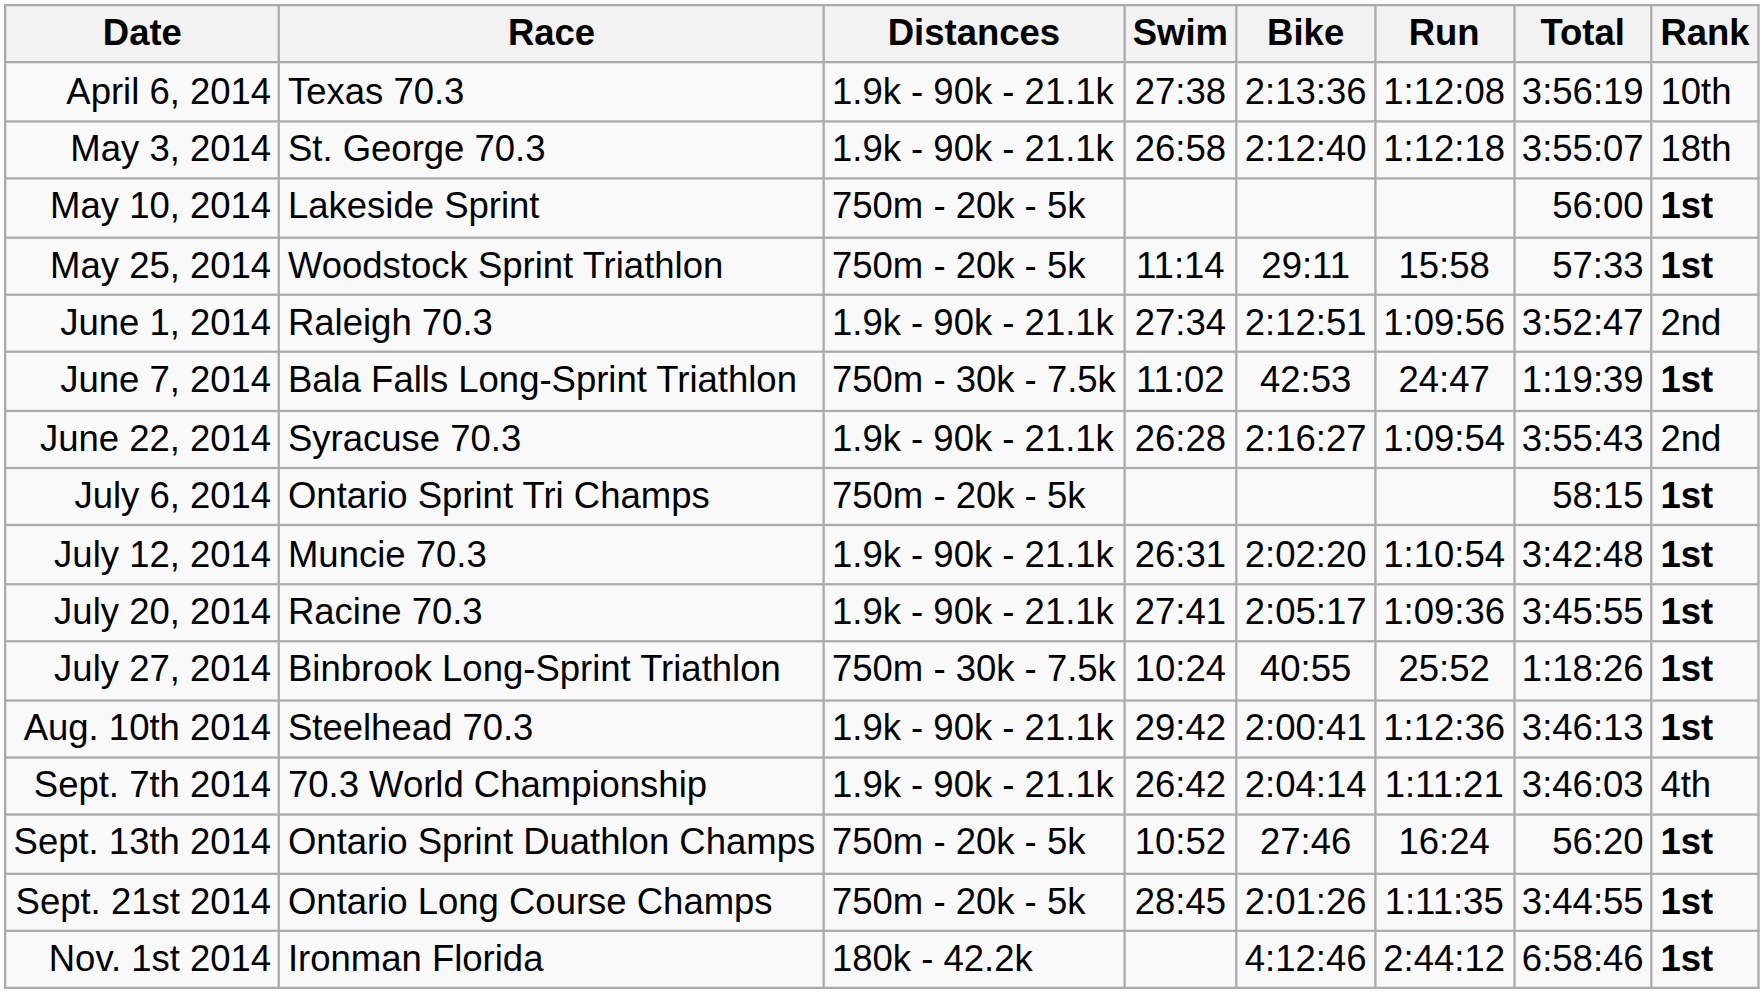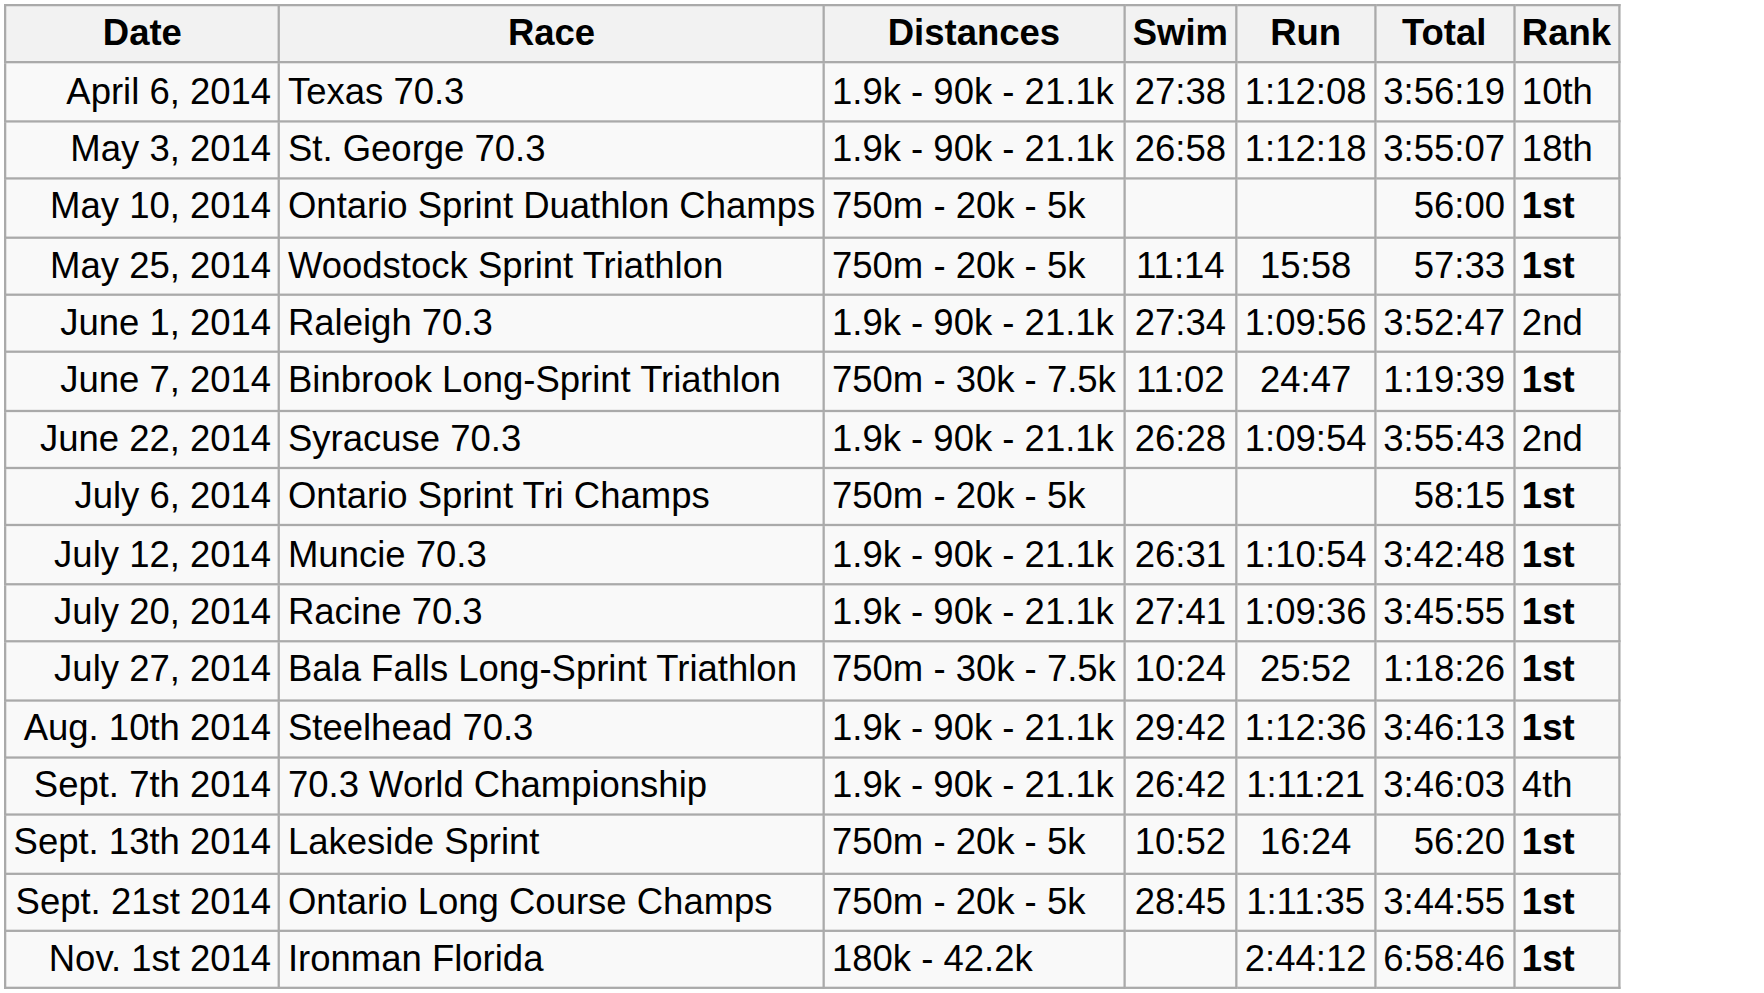- column: (1306, 33)
(414, 206) Lakeside Sprint -> (552, 206) Ontario Sprint Duathlon Champs
(542, 380) Bala Falls Long-Sprint Triathlon -> (534, 380) Binbrook Long-Sprint Triathlon
(534, 669) Binbrook Long-Sprint Triathlon -> (542, 669) Bala Falls Long-Sprint Triathlon
(552, 843) Ontario Sprint Duathlon Champs -> (414, 843) Lakeside Sprint
